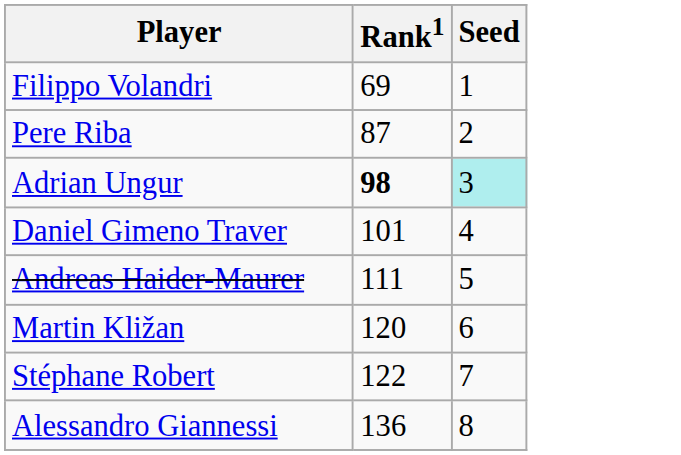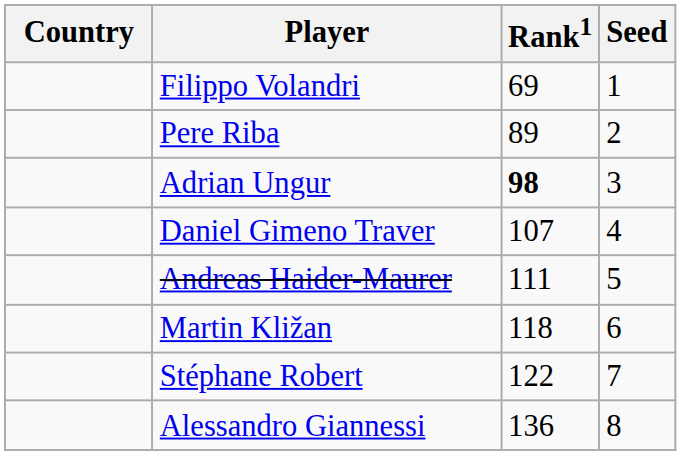+ column: (79, 32)
(376, 133) 87 -> (523, 133) 89
(466, 182) paleturquoise background -> (614, 182) no background
(383, 230) 101 -> (531, 230) 107
(383, 327) 120 -> (530, 327) 118
